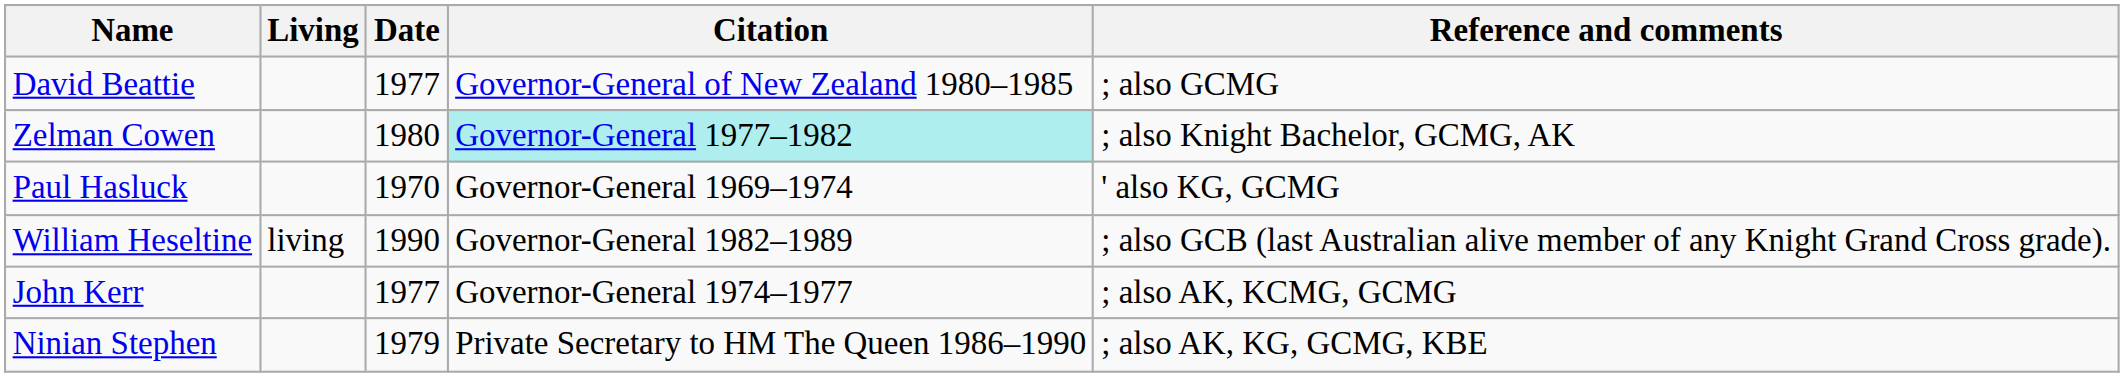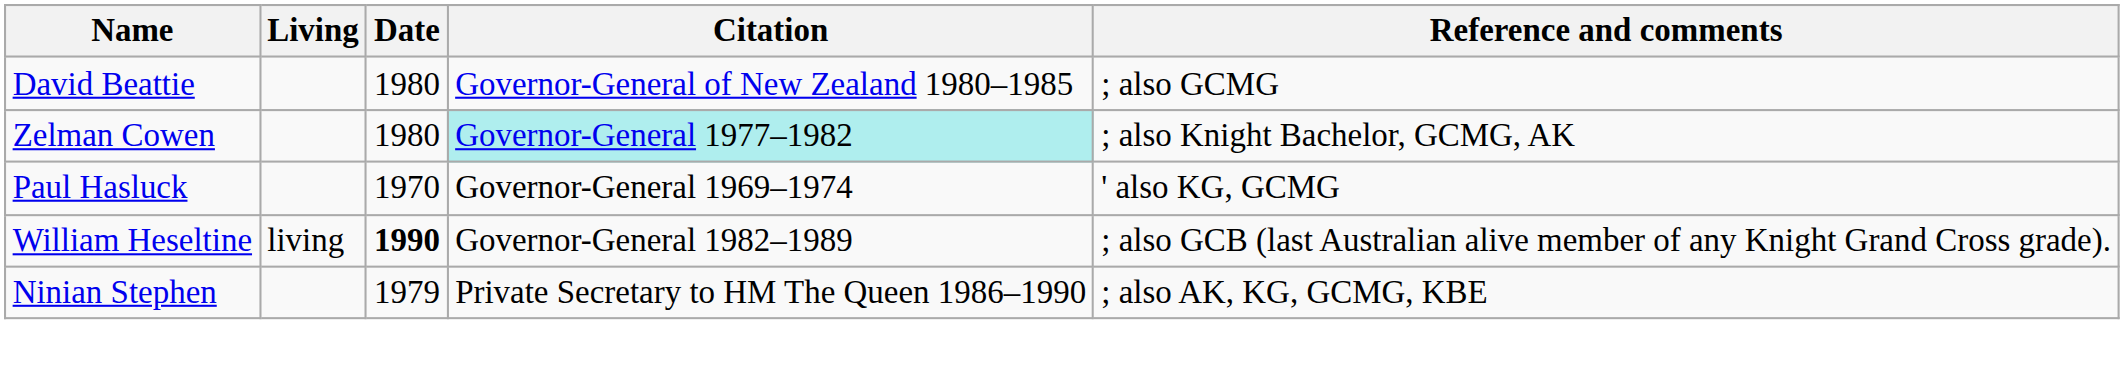(407, 82) 1977 -> (407, 82) 1980
(407, 239) normal -> (407, 239) bold
- row: (78, 291)
